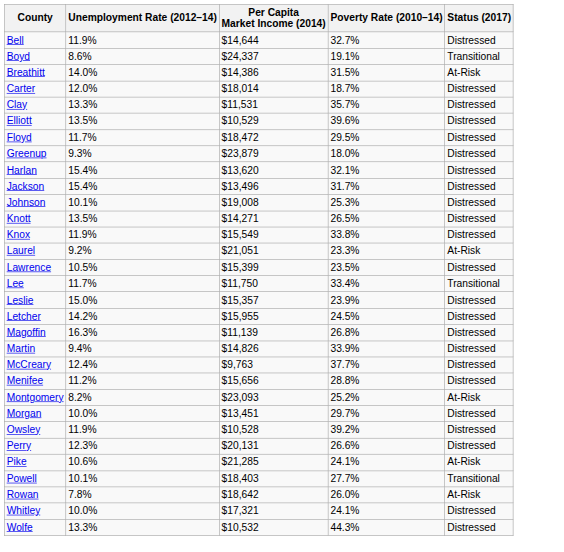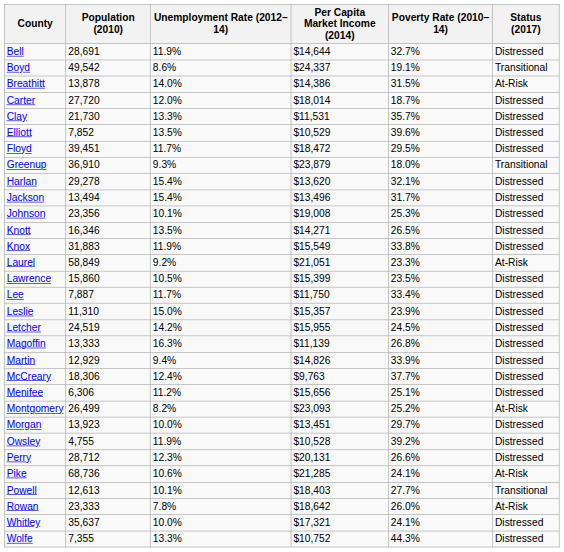+ column: (108, 24)
(471, 154) Distressed -> (521, 165) Transitional
(474, 283) Transitional -> (519, 295) Distressed
(345, 381) 28.8% -> (405, 392) 25.1%
(240, 527) $10,532 -> (312, 539) $10,752
